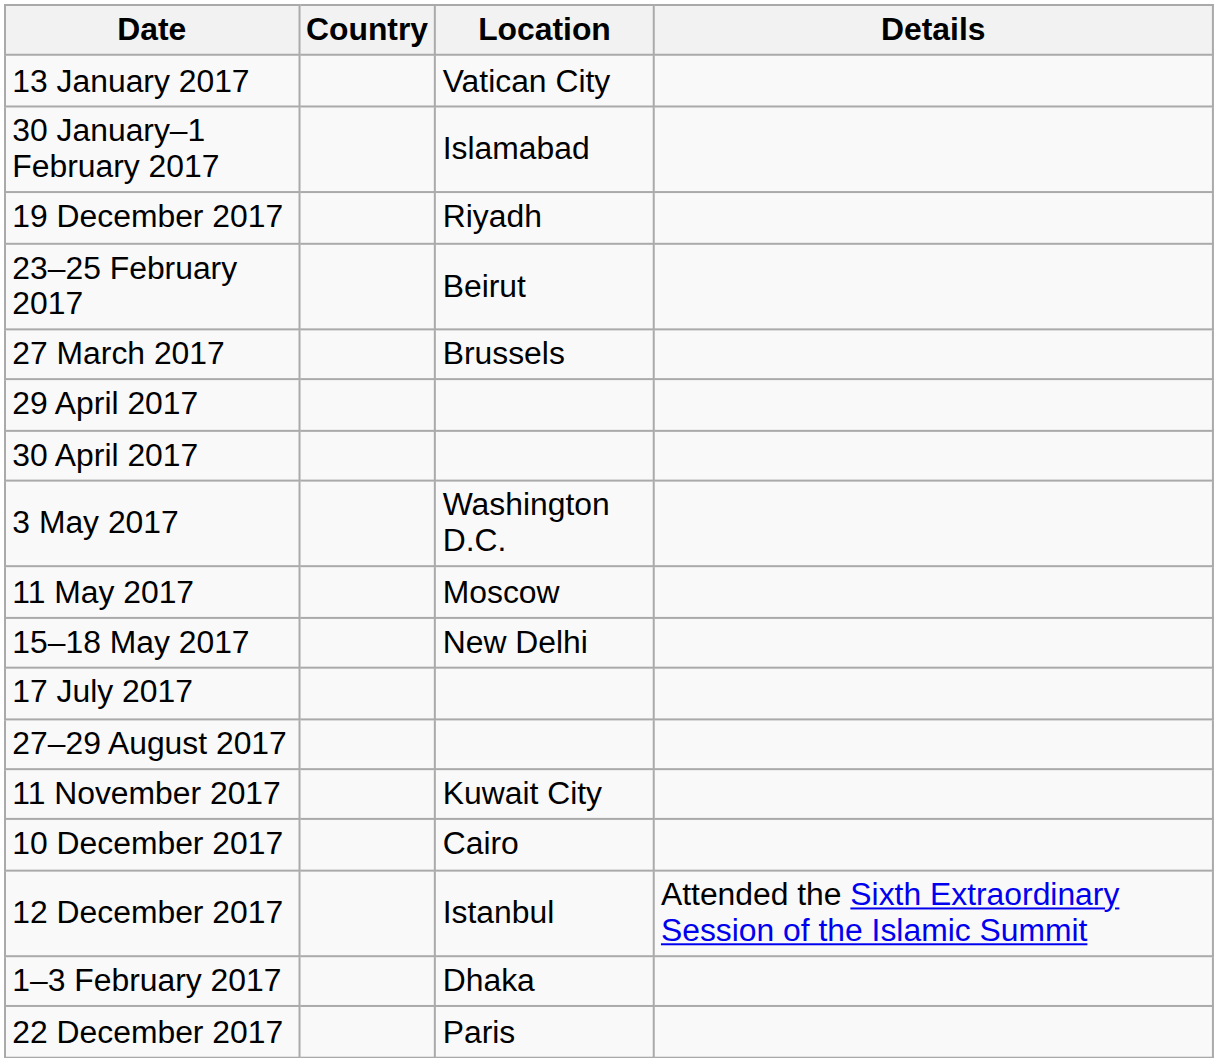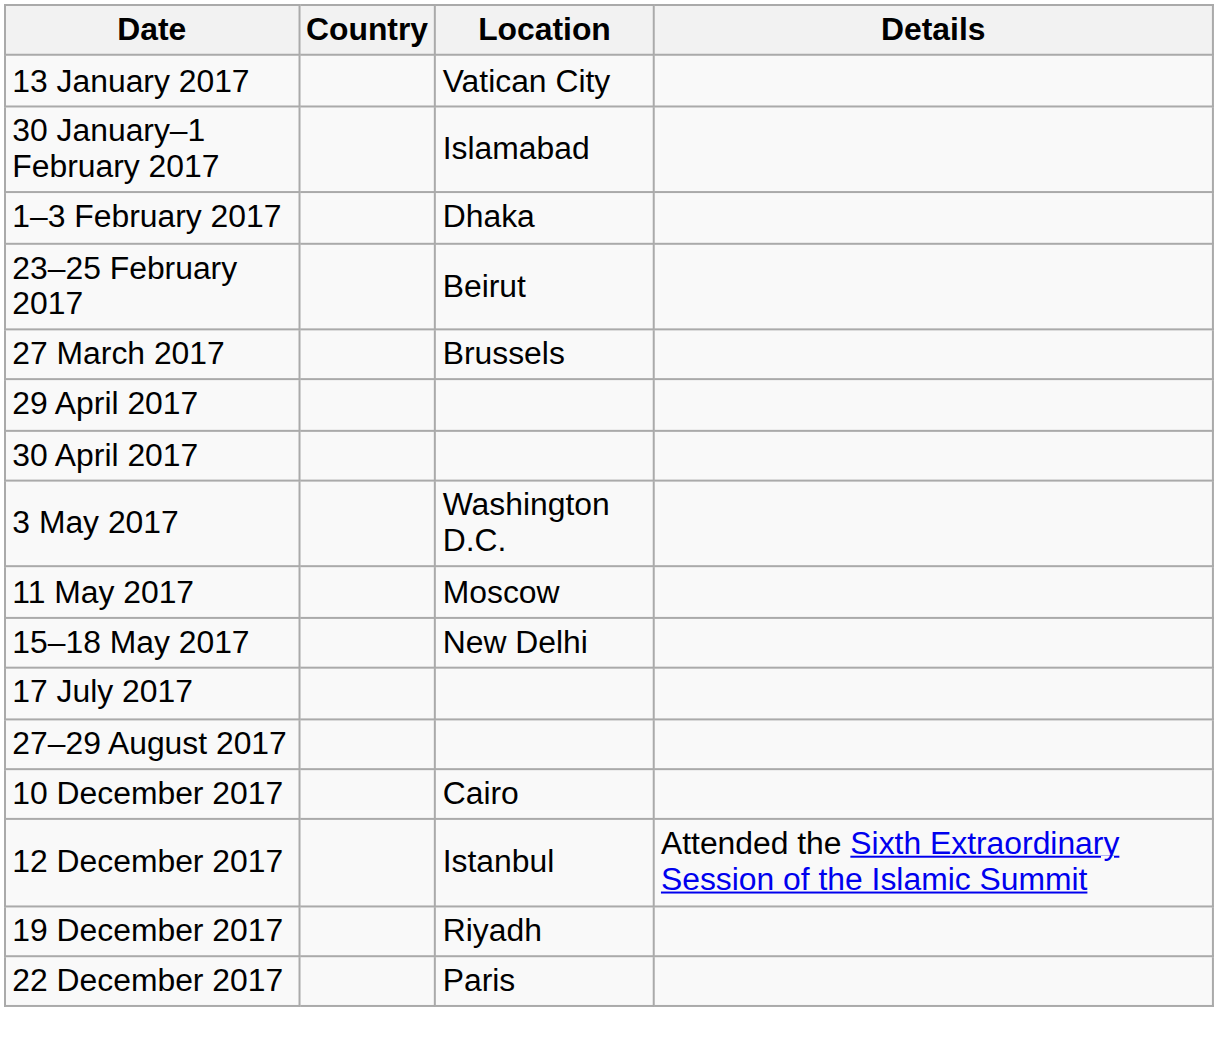rows swapped: (147, 980) <-> (148, 217)
- row: (147, 793)
